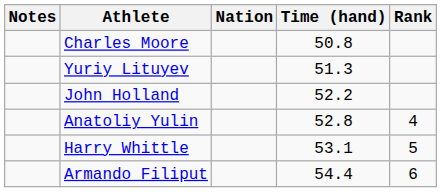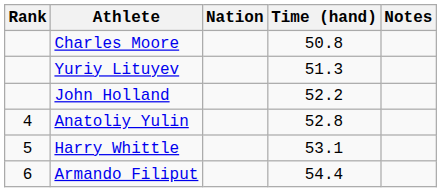columns swapped: (413, 18) <-> (32, 18)
